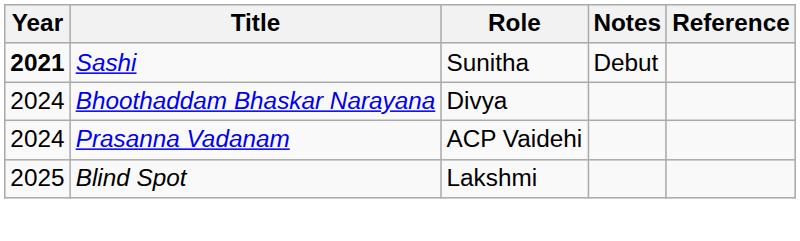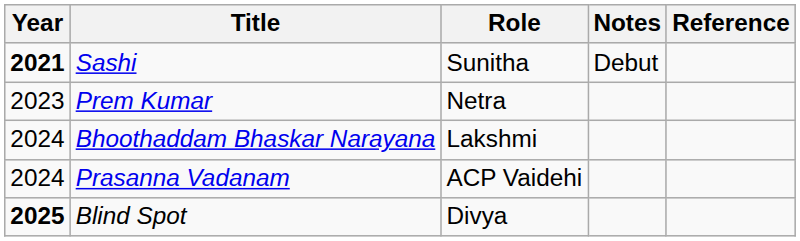+ row: (144, 100)
(477, 100) Divya -> (492, 139) Lakshmi
(37, 178) normal -> (37, 216) bold
(492, 178) Lakshmi -> (477, 216) Divya
